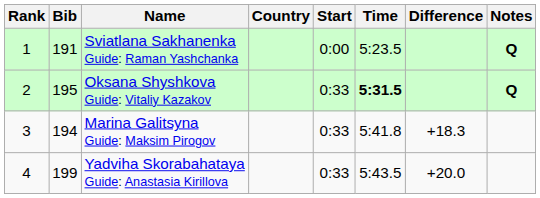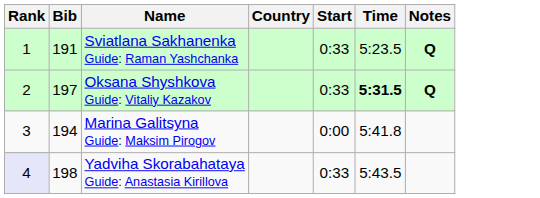- column: (446, 16)
(334, 49) 0:00 -> (334, 49) 0:33
(65, 90) 195 -> (65, 90) 197
(334, 131) 0:33 -> (334, 131) 0:00
(27, 172) no background -> (27, 172) lavender background
(65, 172) 199 -> (65, 172) 198
